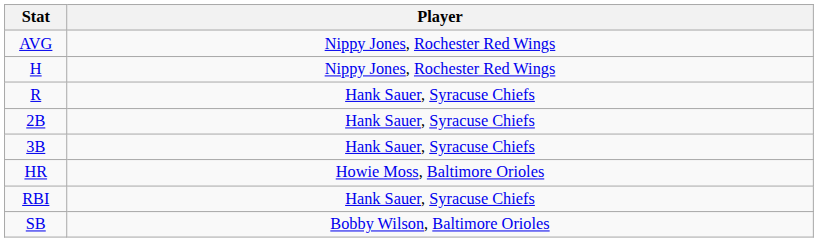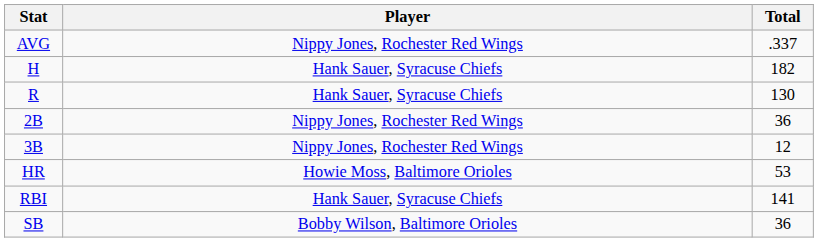+ column: (783, 17)
(440, 69) Nippy Jones, Rochester Red Wings -> (407, 69) Hank Sauer, Syracuse Chiefs
(440, 120) Hank Sauer, Syracuse Chiefs -> (408, 120) Nippy Jones, Rochester Red Wings
(440, 146) Hank Sauer, Syracuse Chiefs -> (408, 146) Nippy Jones, Rochester Red Wings
